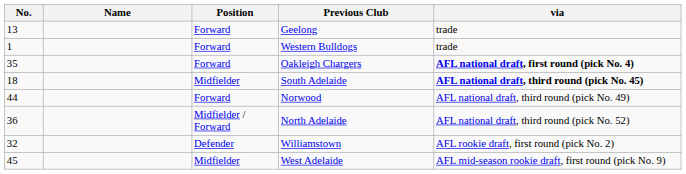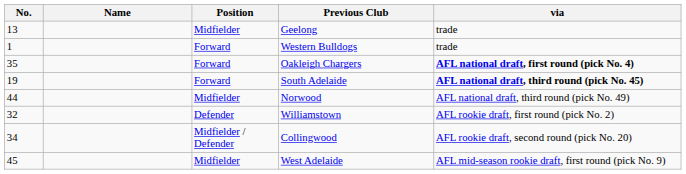(212, 30) Forward -> (217, 30) Midfielder
(12, 81) 18 -> (12, 81) 19
(217, 81) Midfielder -> (212, 81) Forward
(212, 98) Forward -> (217, 98) Midfielder
- row: (314, 121)
+ row: (309, 138)
